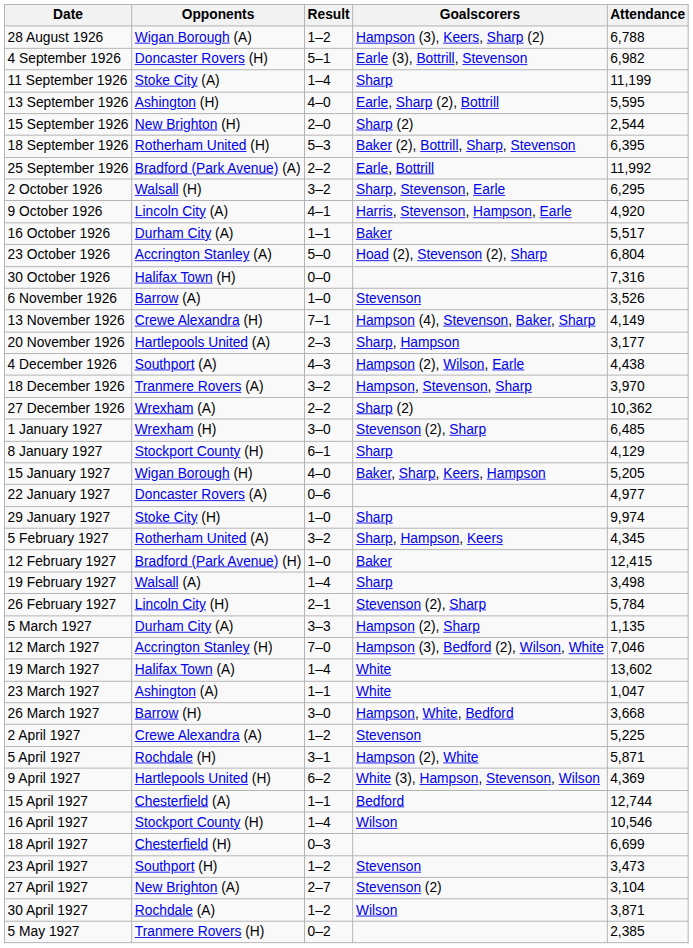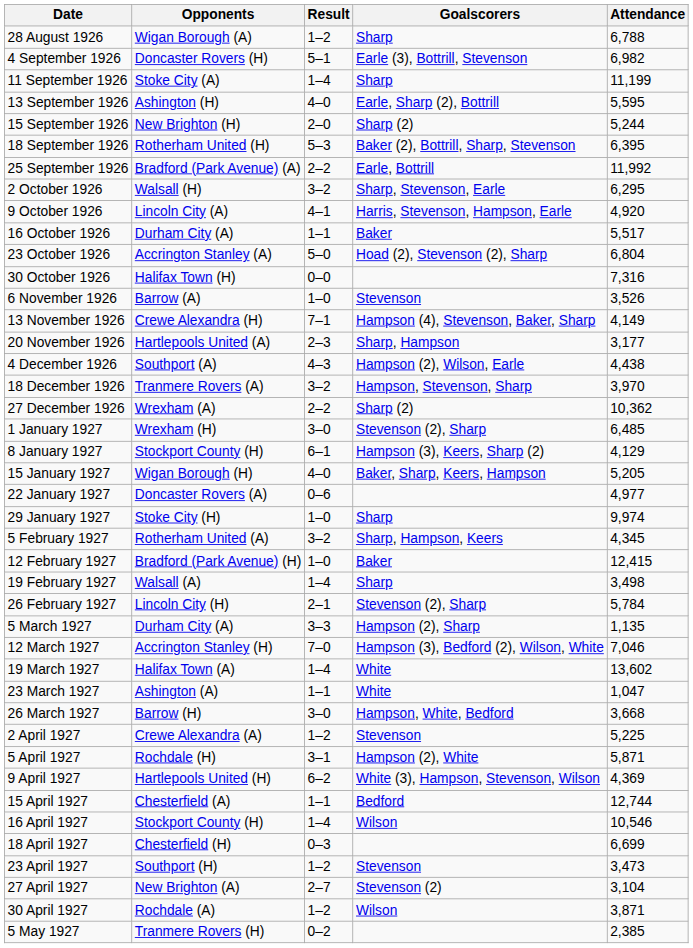(450, 37) Hampson (3), Keers, Sharp (2) -> (374, 37) Sharp
(627, 124) 2,544 -> (627, 124) 5,244
(374, 451) Sharp -> (450, 451) Hampson (3), Keers, Sharp (2)
